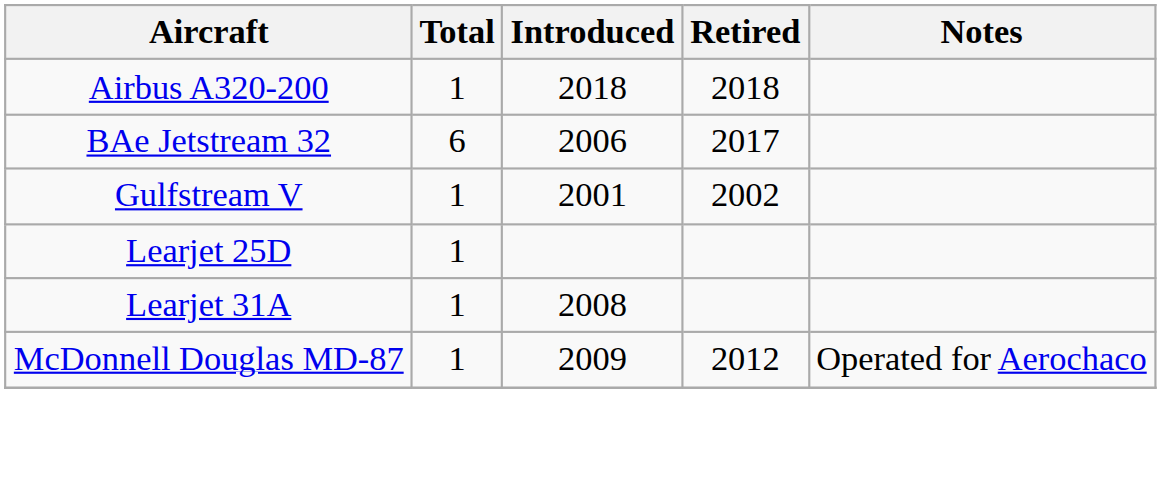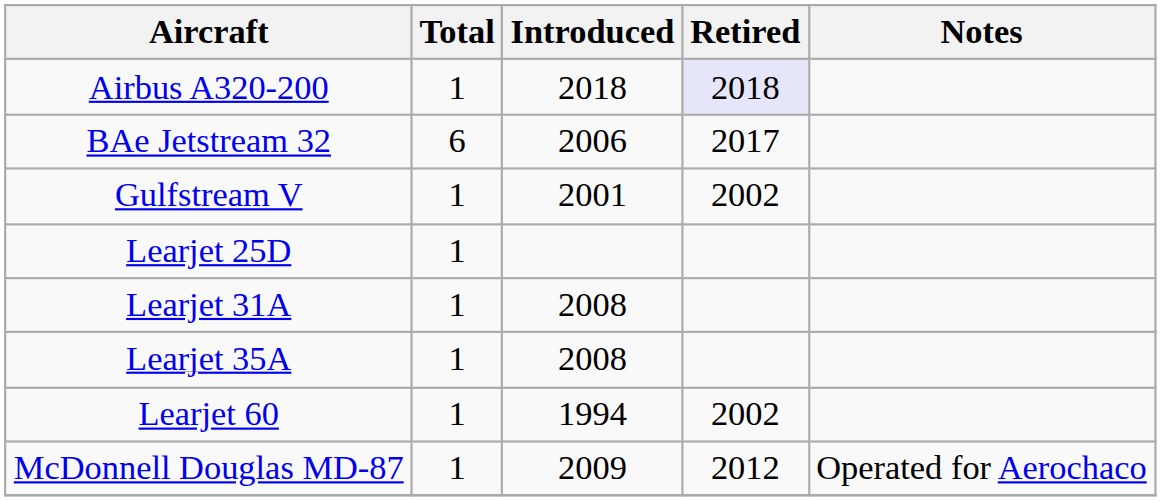(745, 86) no background -> (745, 86) lavender background
+ row: (209, 359)
+ row: (209, 413)
